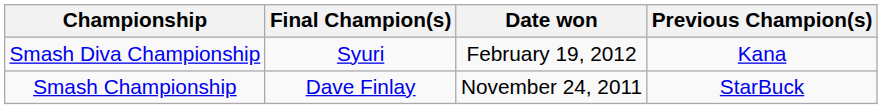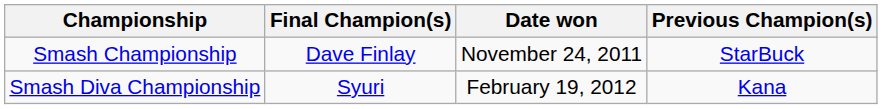rows swapped: (135, 86) <-> (135, 53)
